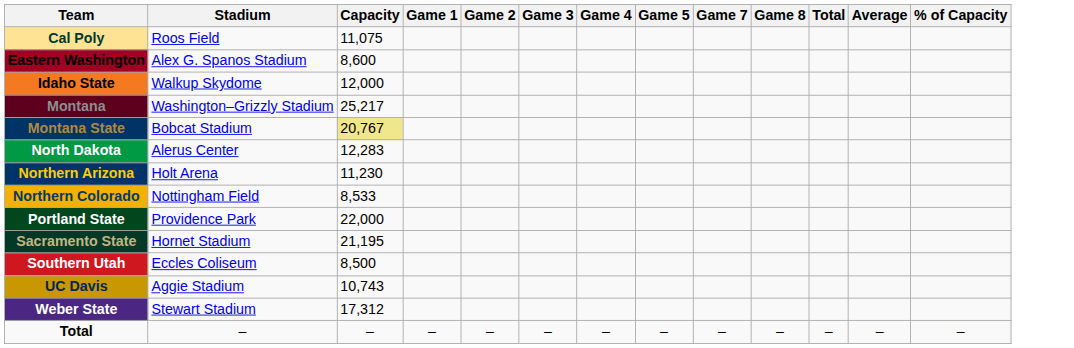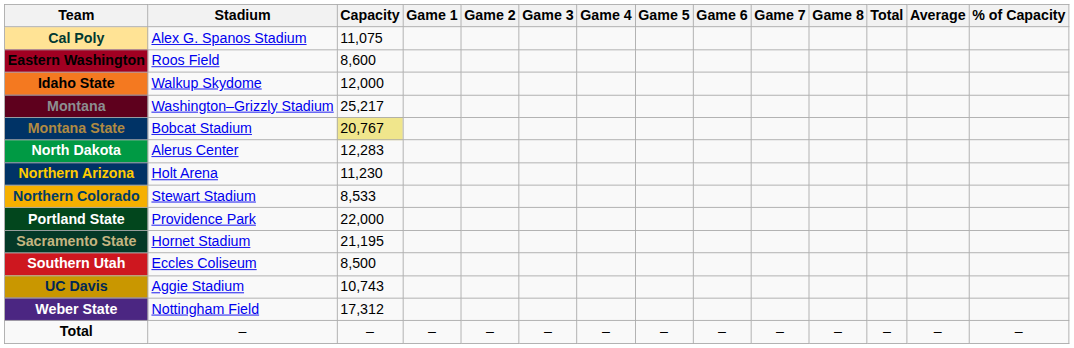+ column: (722, 15)
(185, 38) Roos Field -> (229, 38) Alex G. Spanos Stadium
(229, 60) Alex G. Spanos Stadium -> (185, 60) Roos Field
(205, 196) Nottingham Field -> (204, 196) Stewart Stadium
(204, 309) Stewart Stadium -> (205, 309) Nottingham Field
